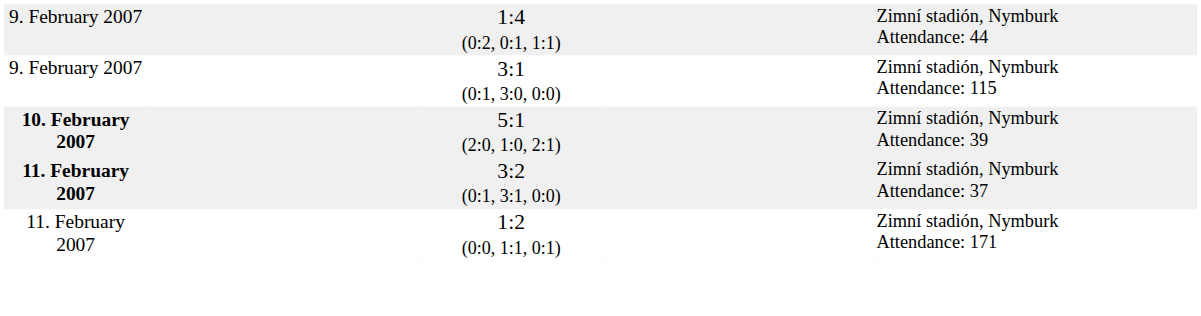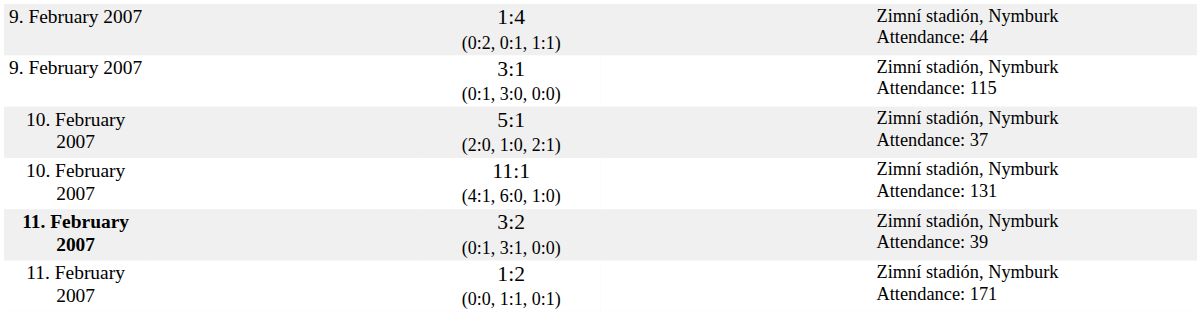(76, 130) bold -> (76, 130) normal
(967, 129) Zimní stadión, Nymburk Attendance: 39 -> (967, 129) Zimní stadión, Nymburk Attendance: 37
+ row: (511, 183)
(967, 180) Zimní stadión, Nymburk Attendance: 37 -> (967, 231) Zimní stadión, Nymburk Attendance: 39
